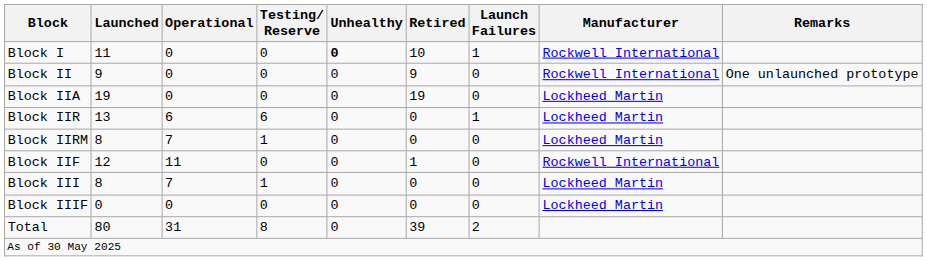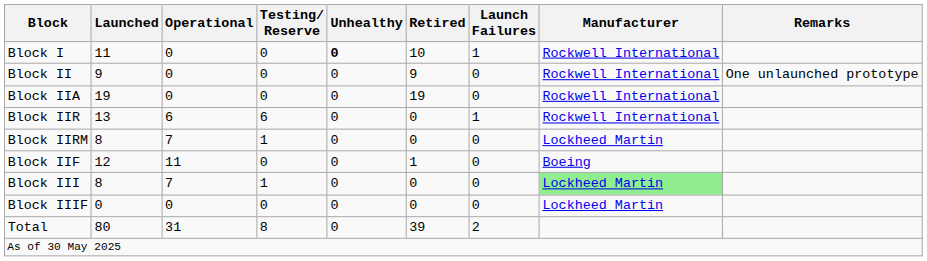(603, 96) Lockheed Martin -> (631, 96) Rockwell International
(603, 118) Lockheed Martin -> (631, 118) Rockwell International
(631, 162) Rockwell International -> (567, 162) Boeing
(603, 184) no background -> (603, 184) lightgreen background
